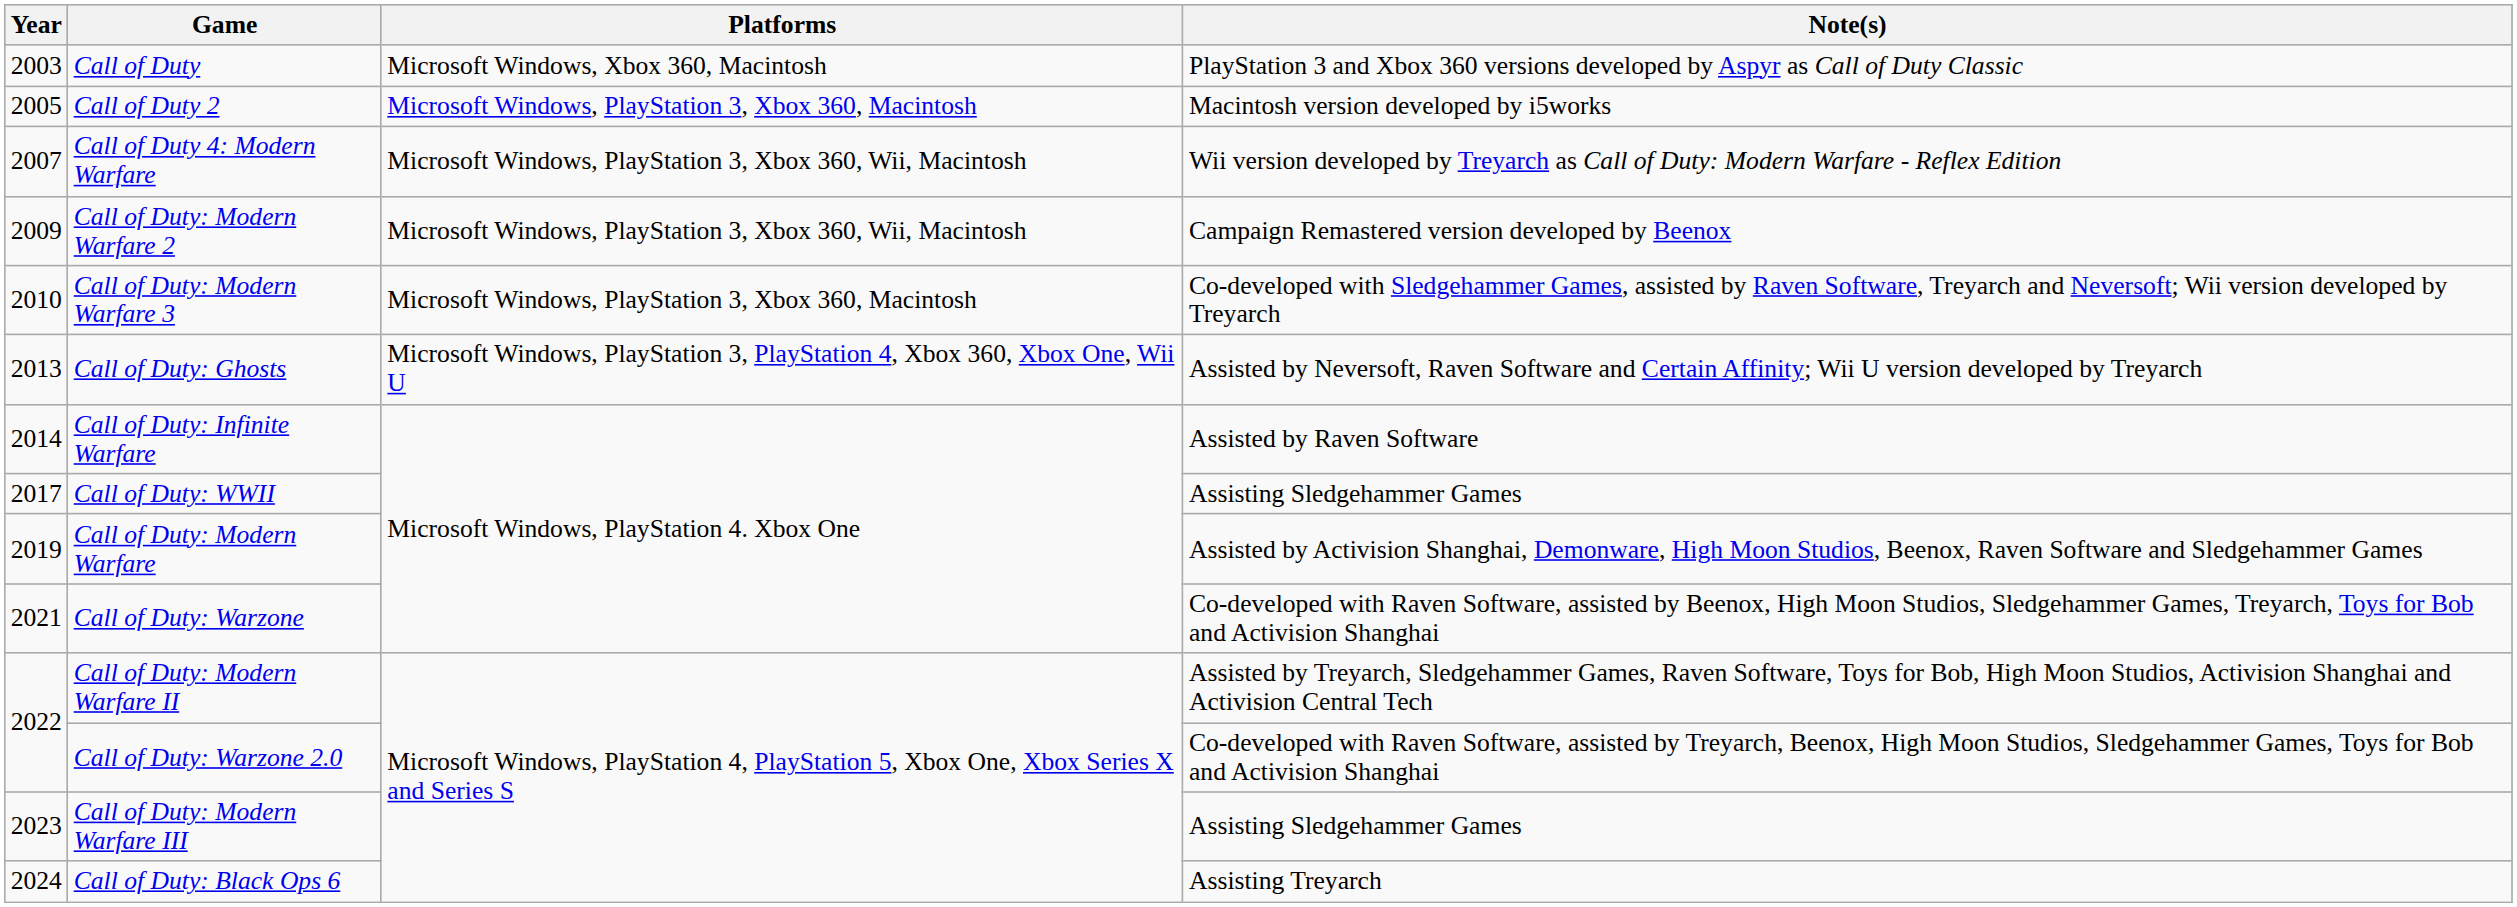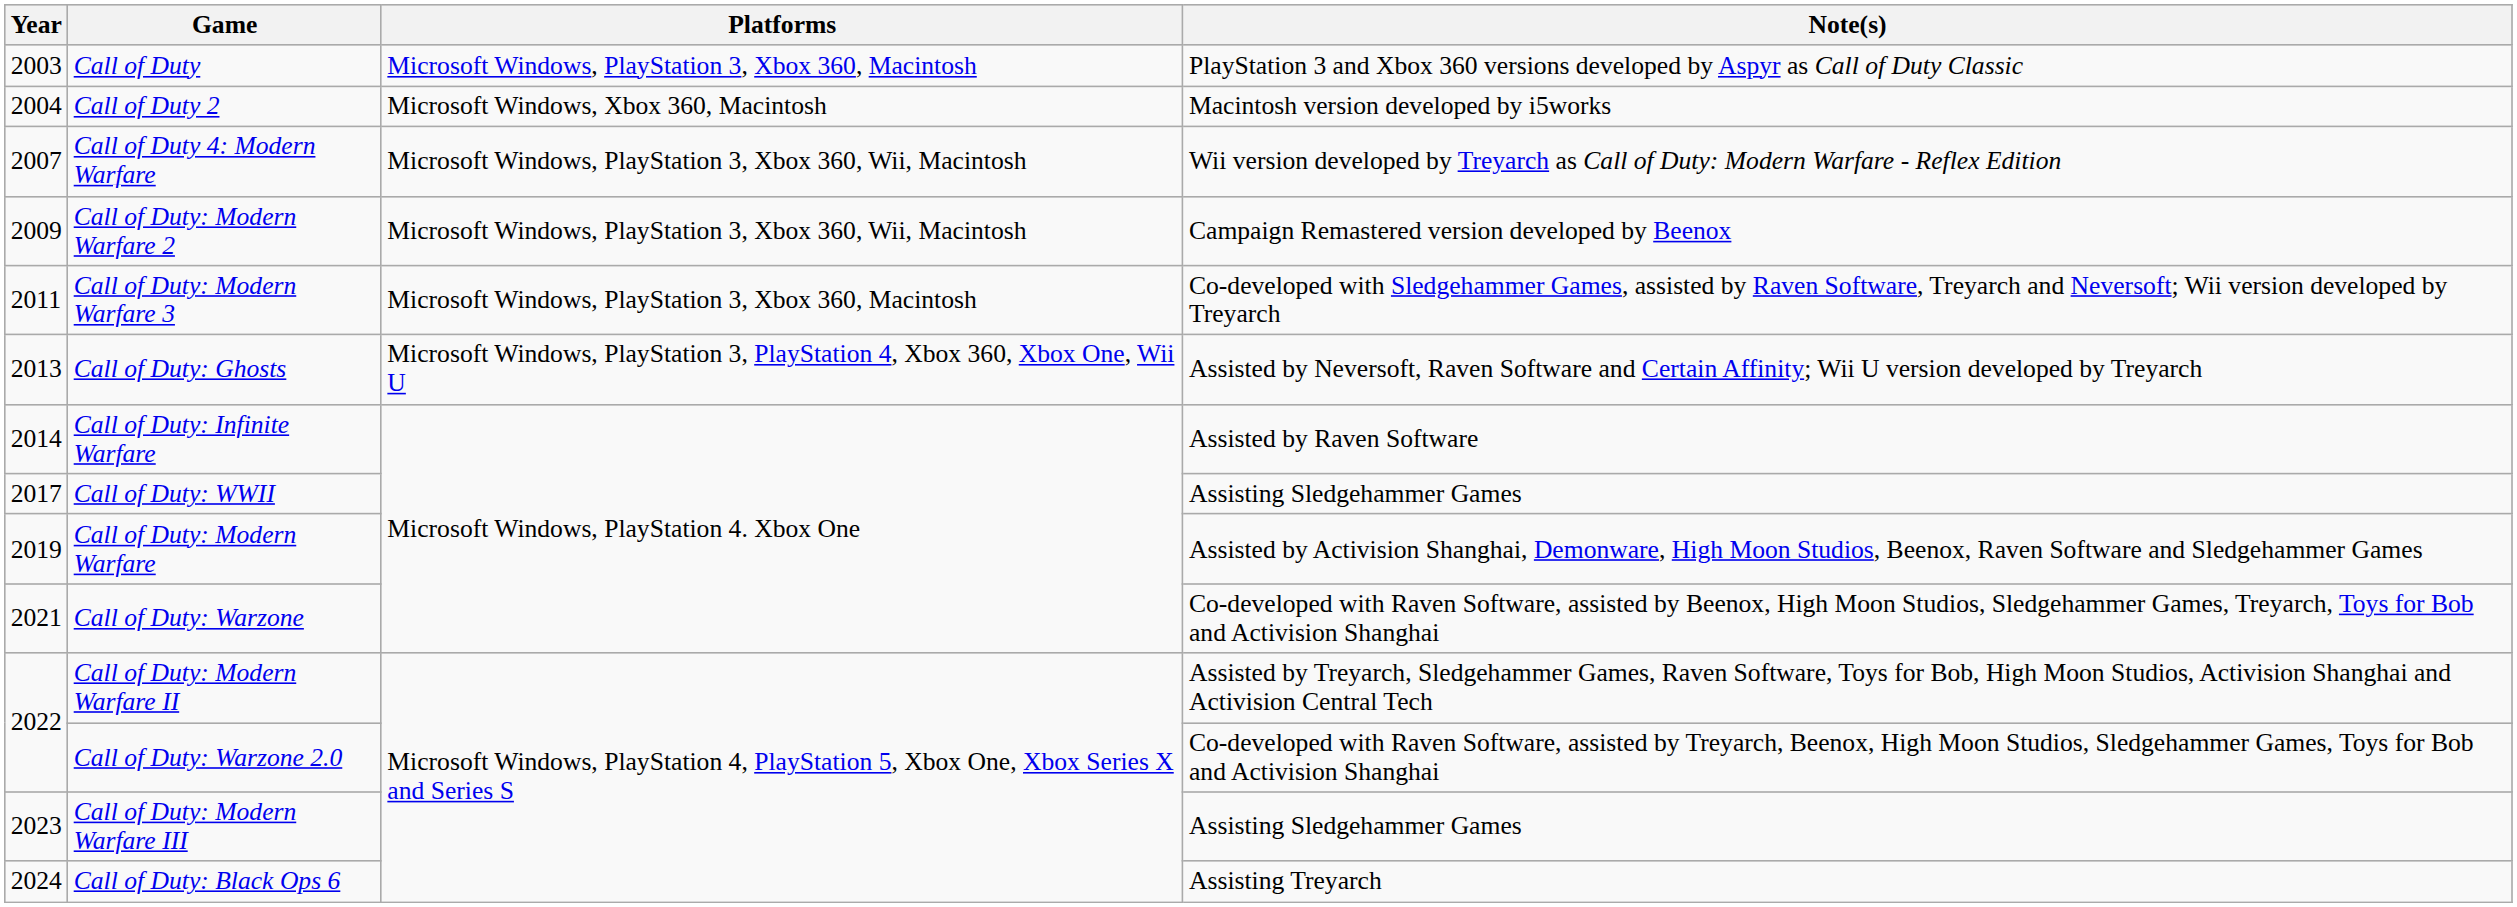(607, 65) Microsoft Windows, Xbox 360, Macintosh -> (682, 65) Microsoft Windows, PlayStation 3, Xbox 360, Macintosh
(36, 106) 2005 -> (36, 106) 2004
(682, 106) Microsoft Windows, PlayStation 3, Xbox 360, Macintosh -> (607, 106) Microsoft Windows, Xbox 360, Macintosh
(36, 299) 2010 -> (36, 299) 2011
